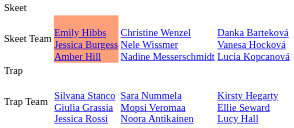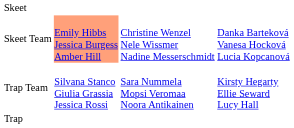rows swapped: (13, 70) <-> (26, 101)
